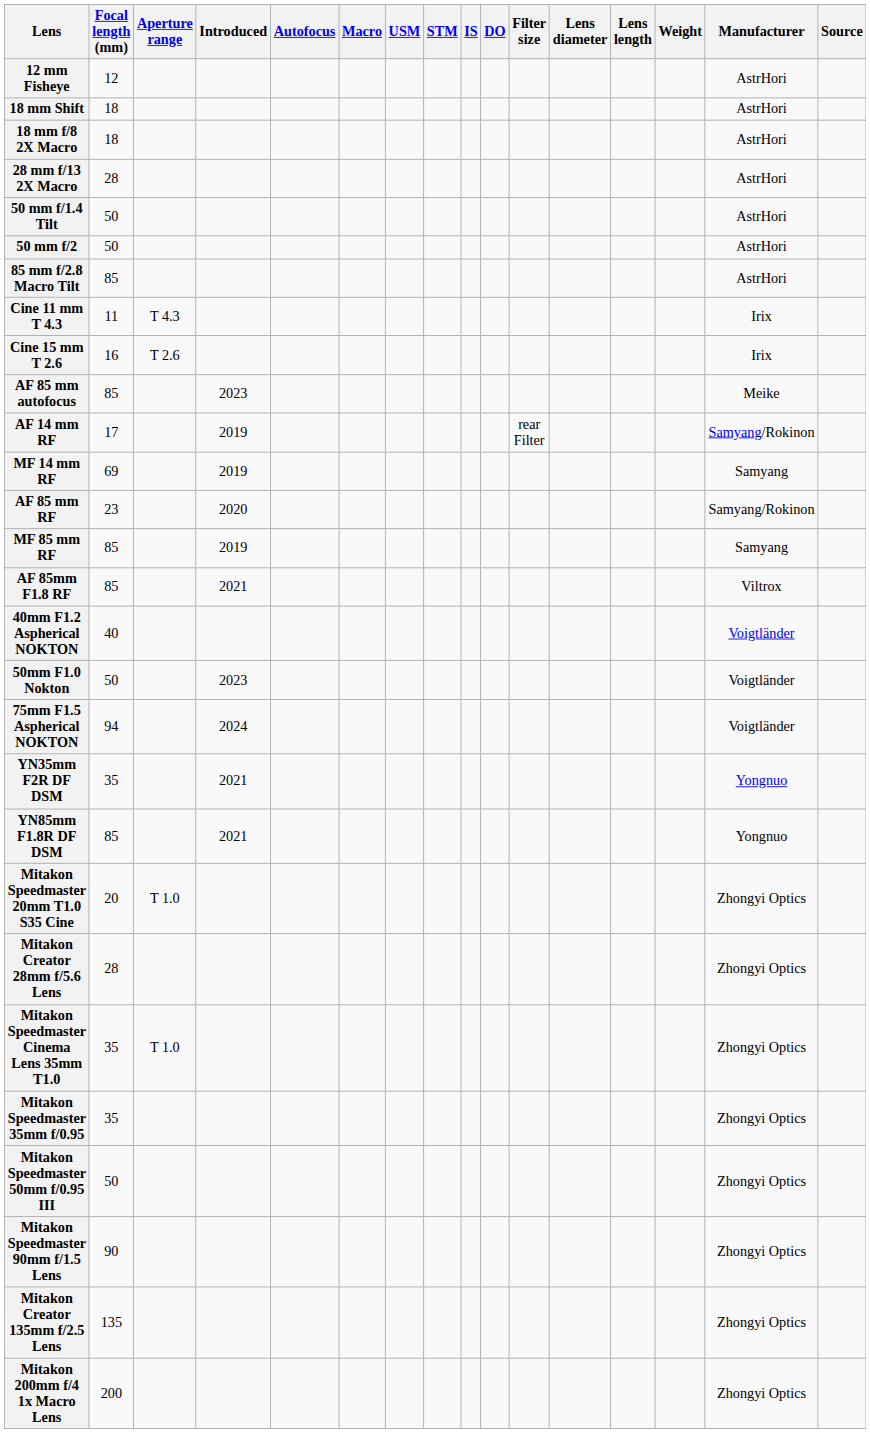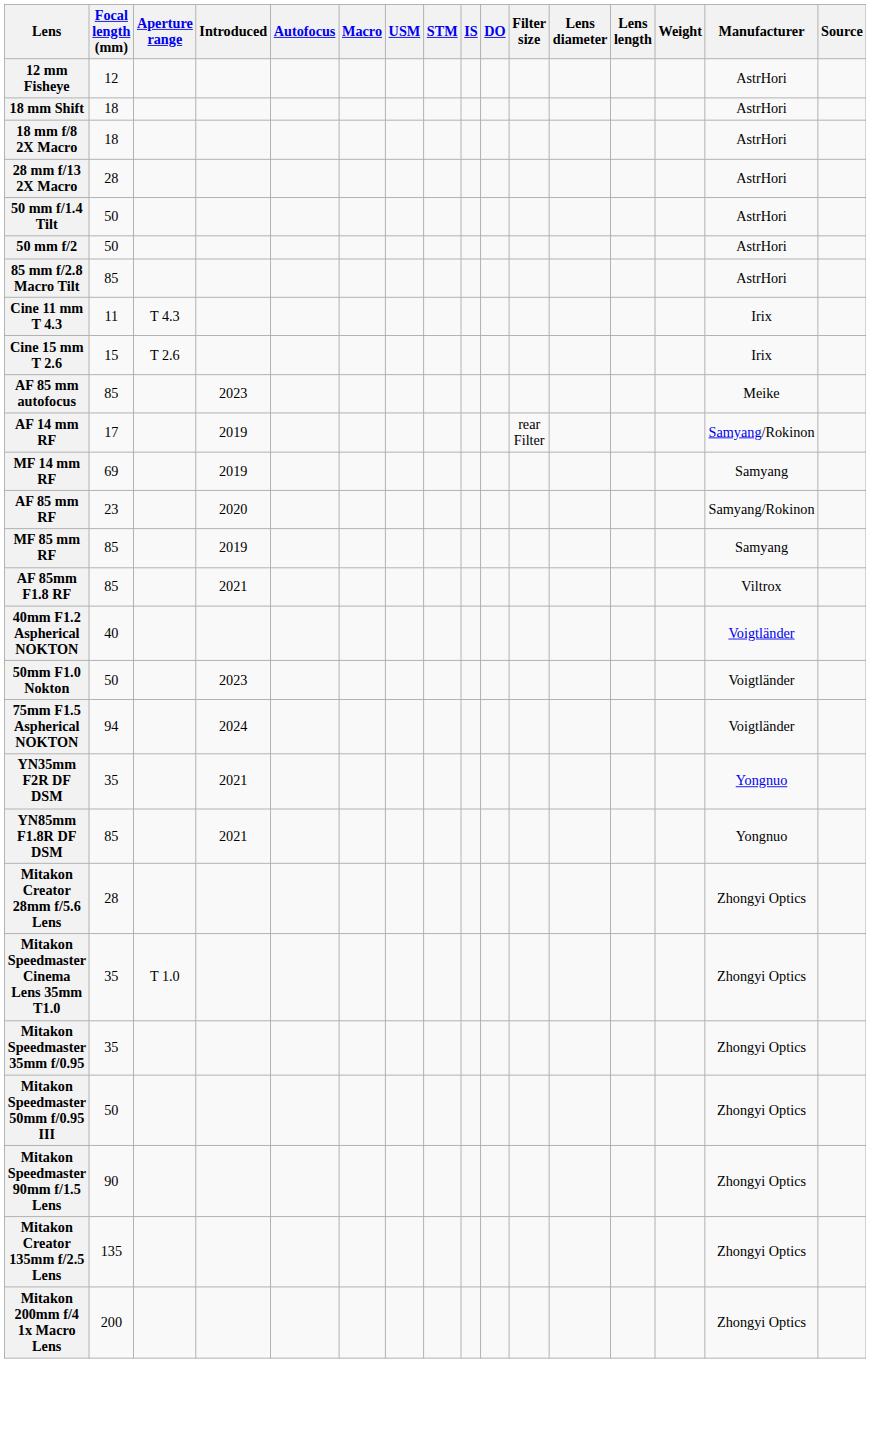(111, 355) 16 -> (111, 355) 15
- row: (47, 898)
